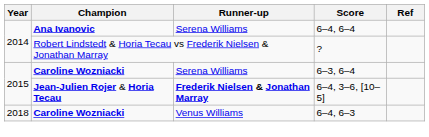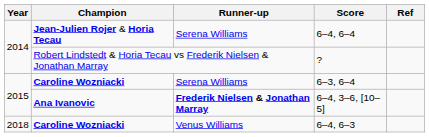(64, 28) Ana Ivanovic -> (94, 34) Jean-Julien Rojer & Horia Tecau
(94, 92) Jean-Julien Rojer & Horia Tecau -> (64, 103) Ana Ivanovic
